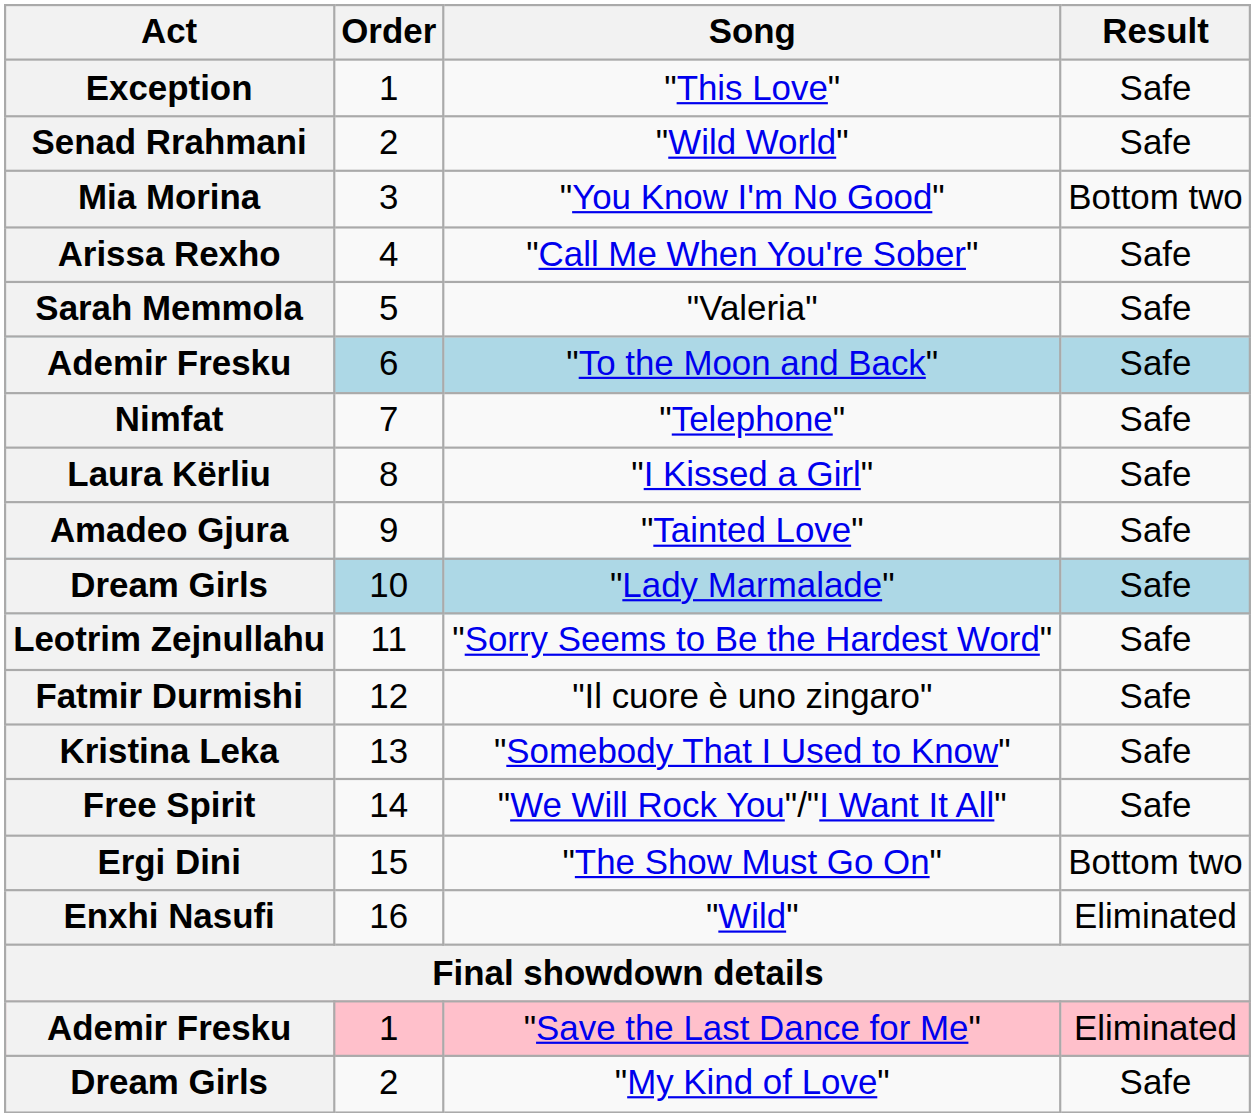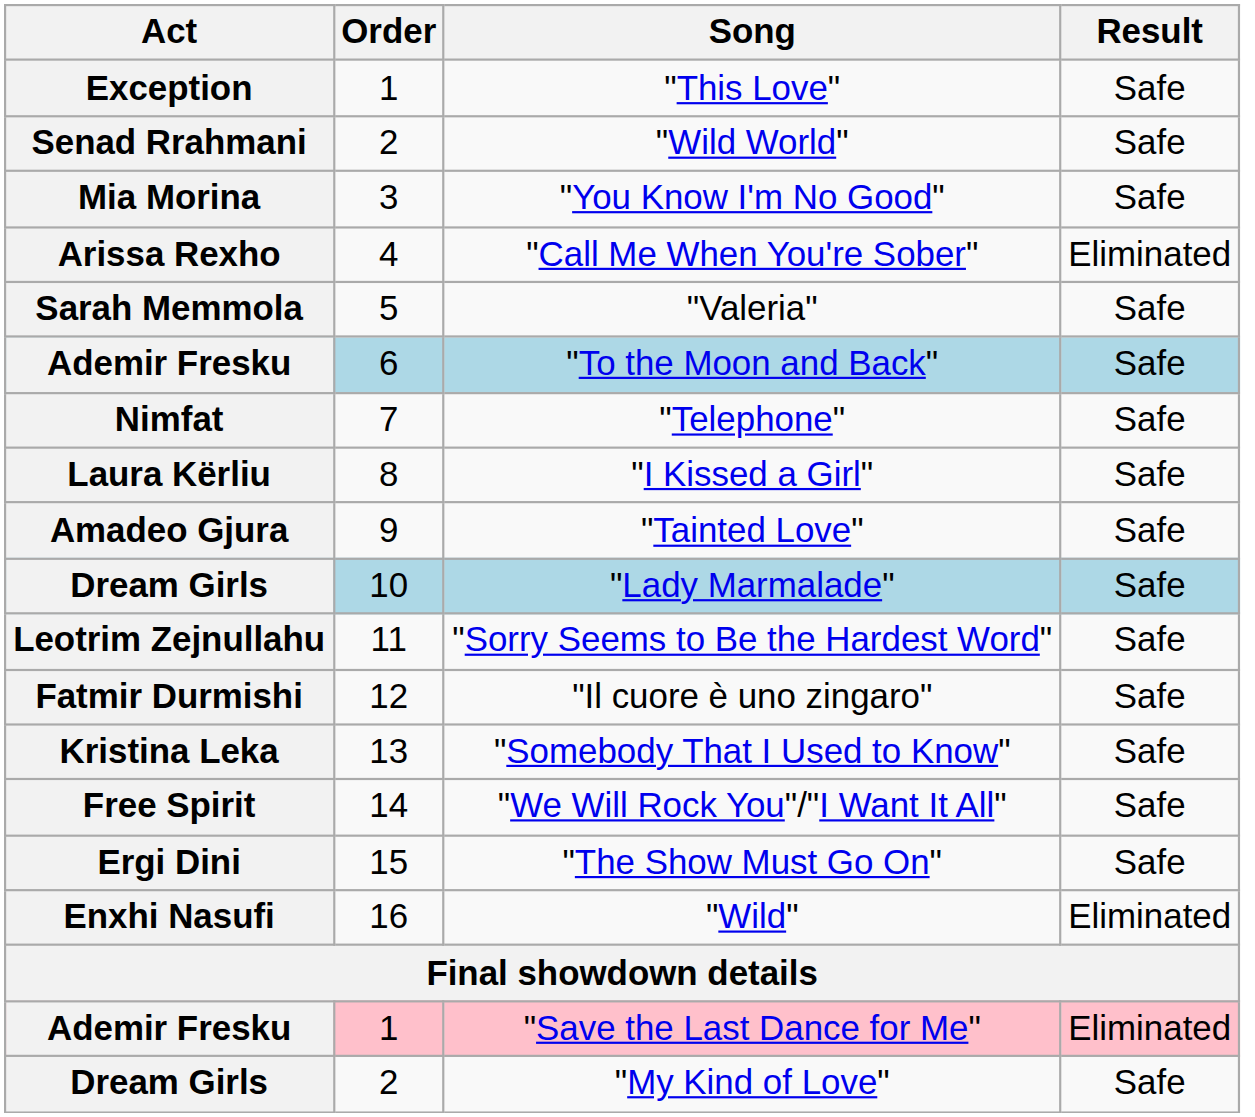(1156, 198) Bottom two -> (1150, 198) Safe
(1155, 253) Safe -> (1150, 253) Eliminated
(1156, 861) Bottom two -> (1150, 861) Safe
